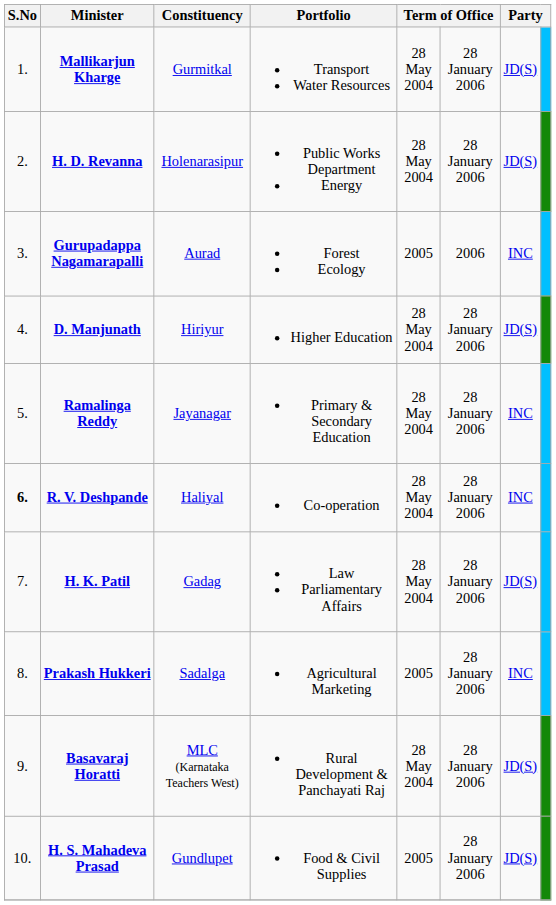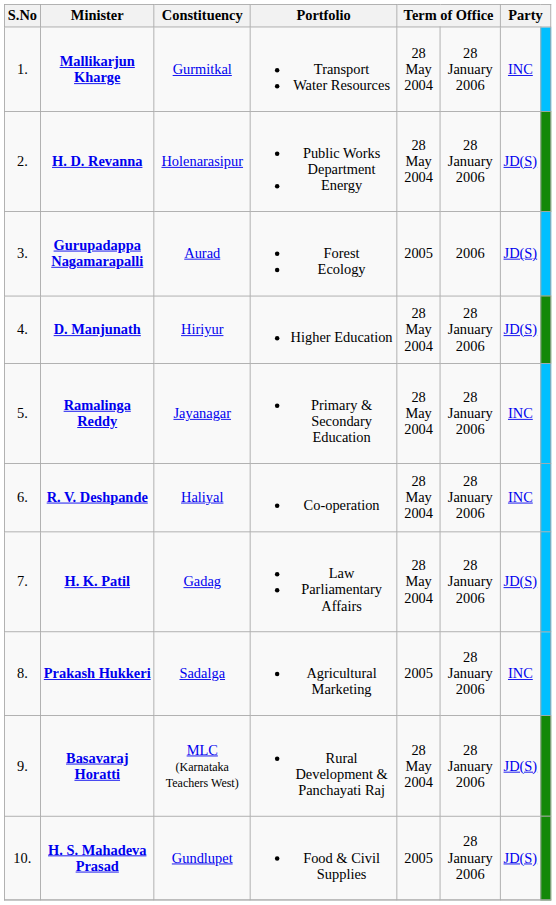(520, 69) JD(S) -> (520, 69) INC
(520, 253) INC -> (520, 253) JD(S)
(22, 497) bold -> (22, 497) normal
